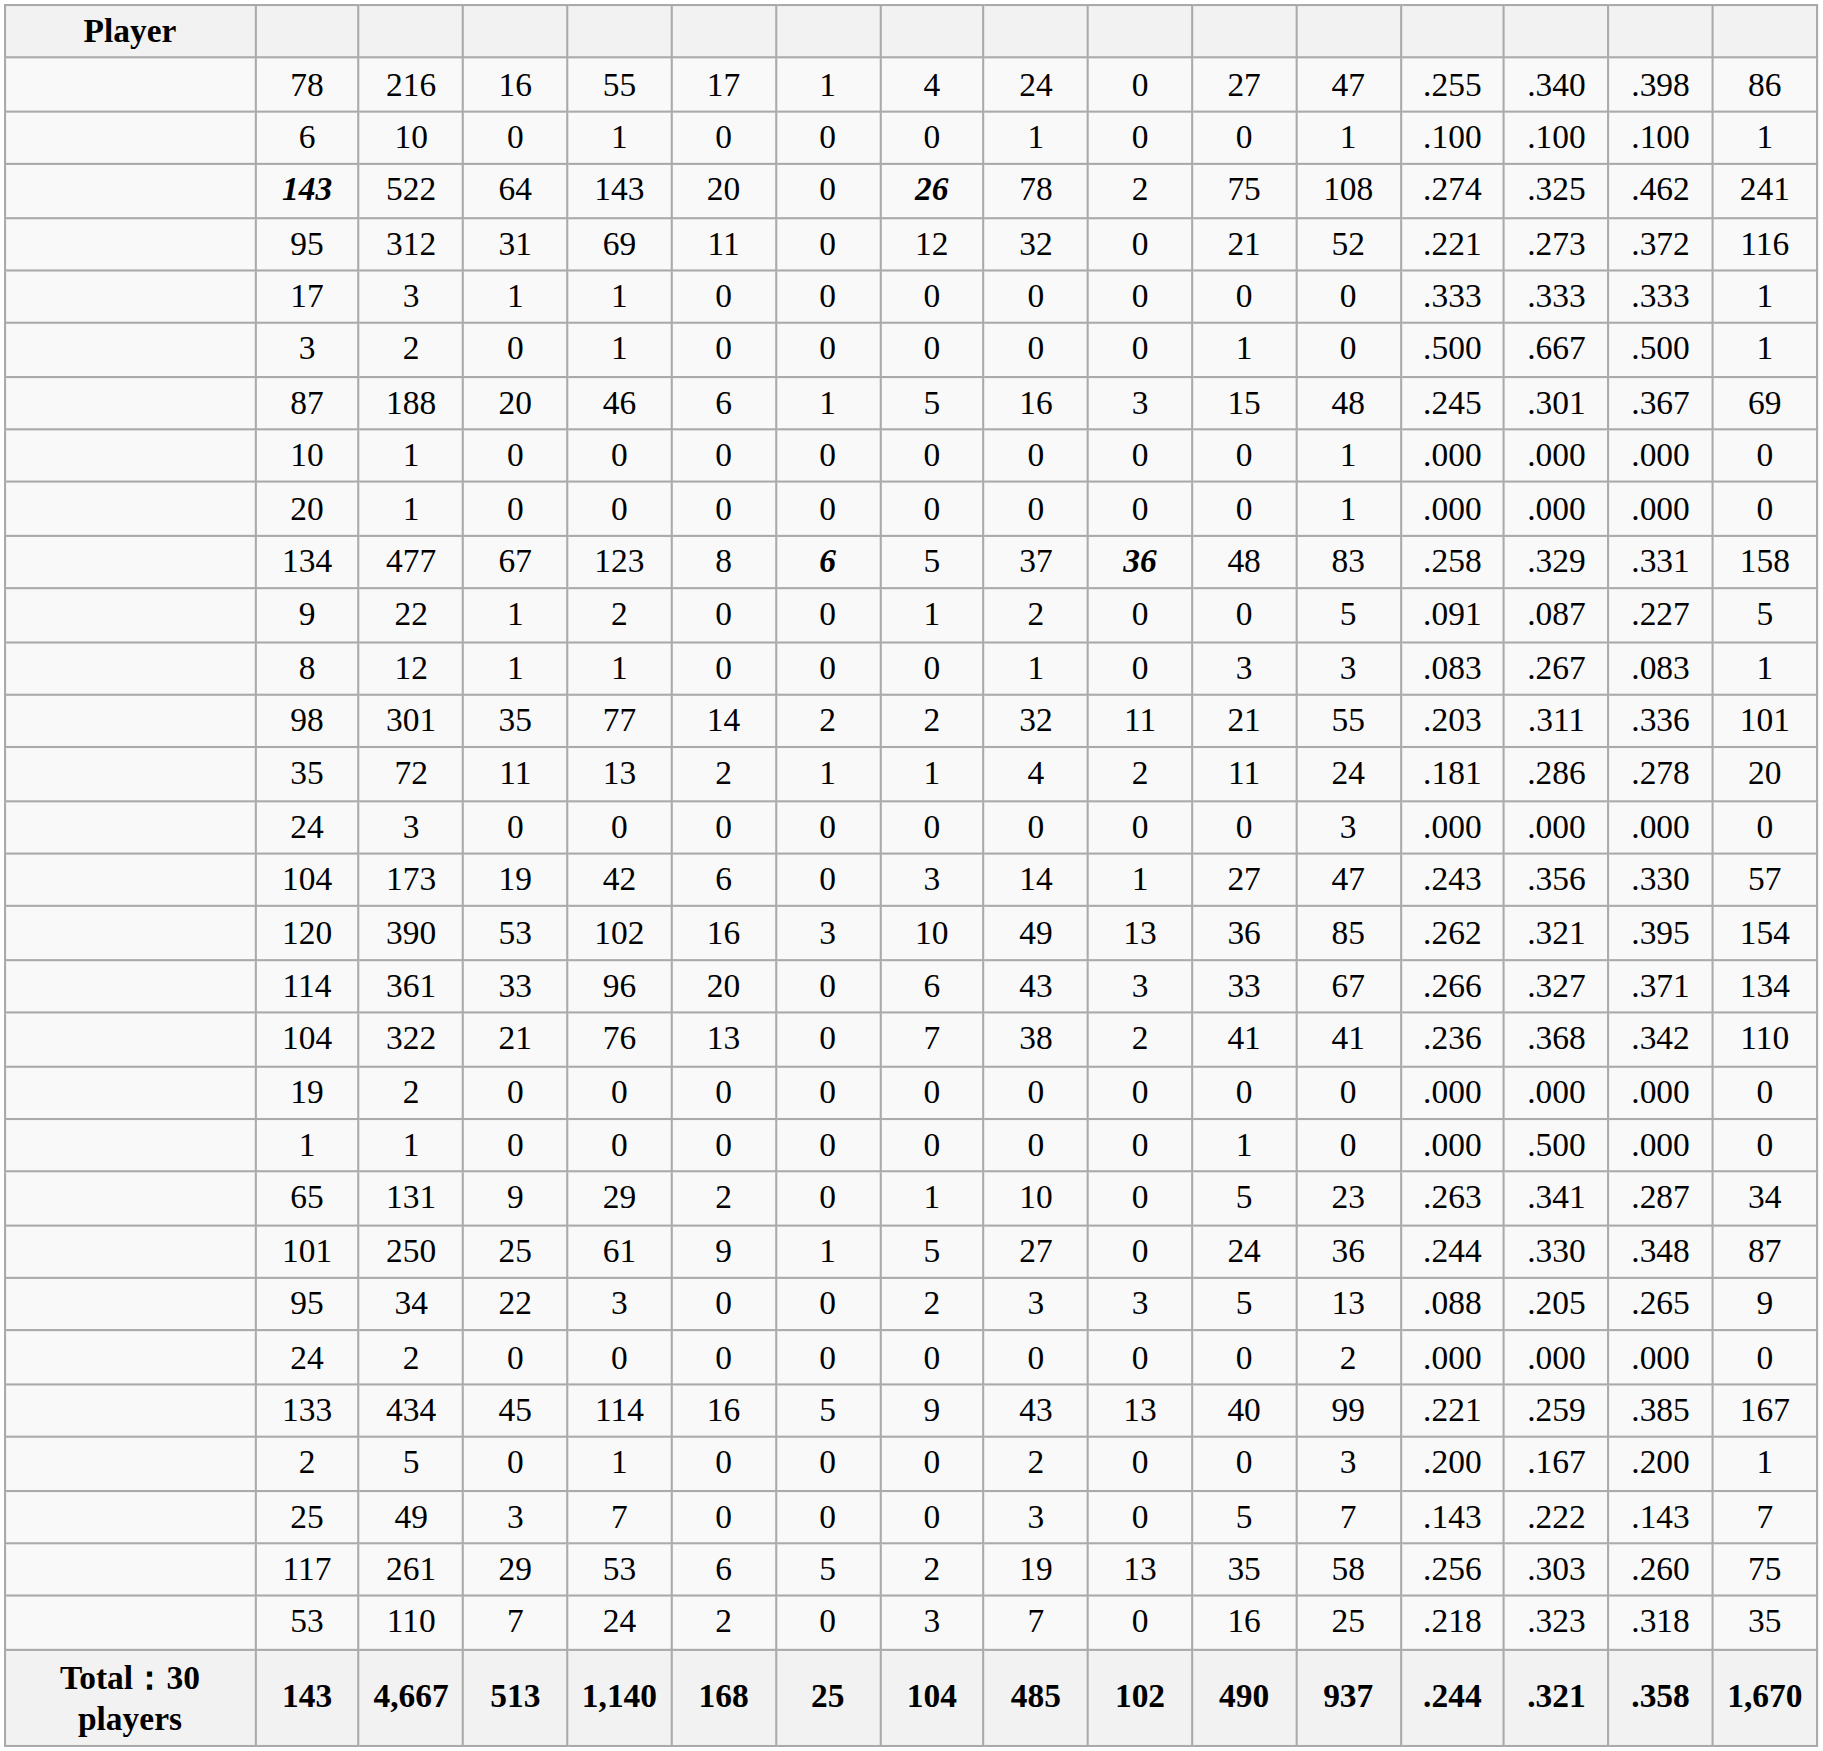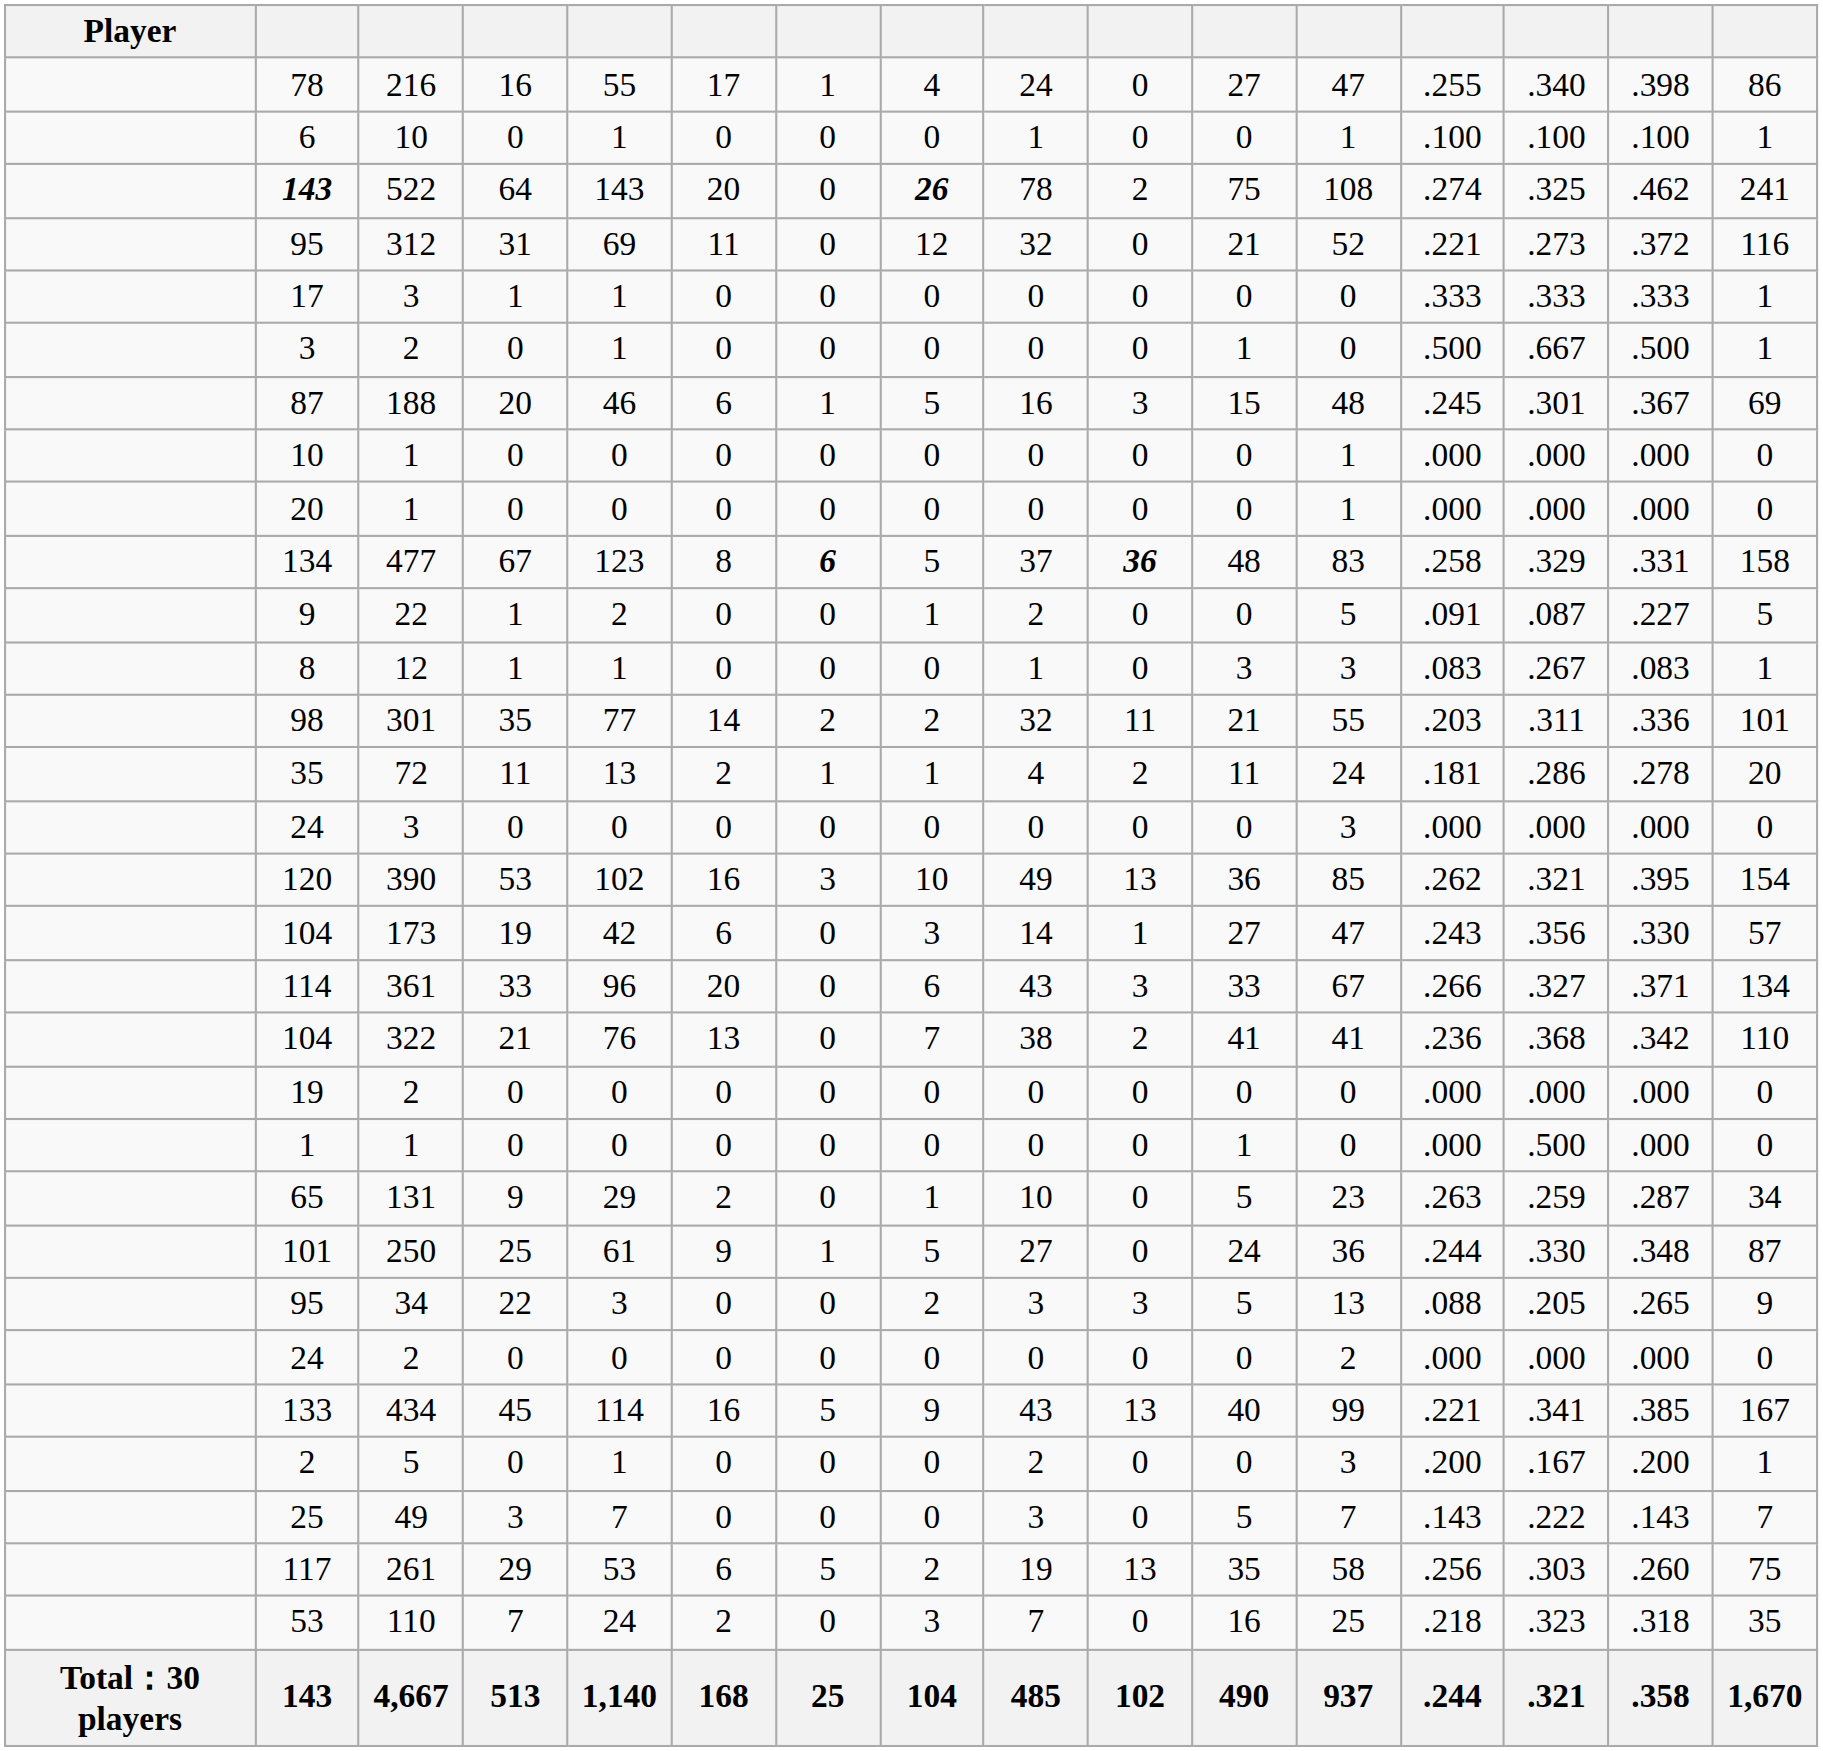rows swapped: (307, 932) <-> (307, 879)
(1556, 1197) .341 -> (1556, 1197) .259
(1556, 1409) .259 -> (1556, 1409) .341
